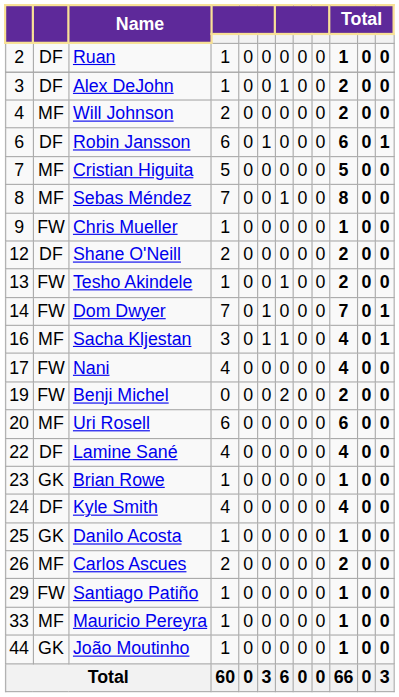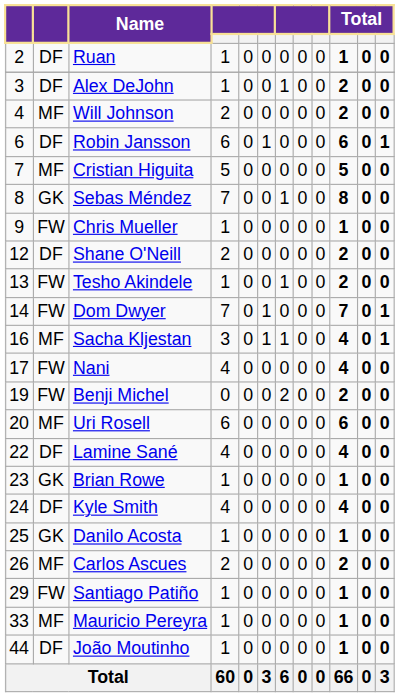(51, 198) MF -> (51, 198) GK
(51, 649) GK -> (51, 649) DF
